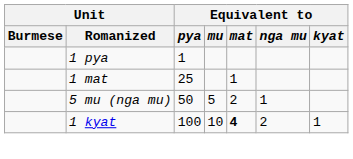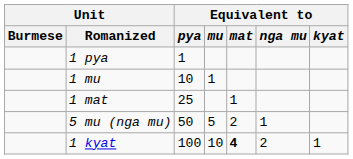+ row: (85, 79)
